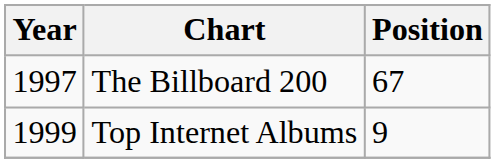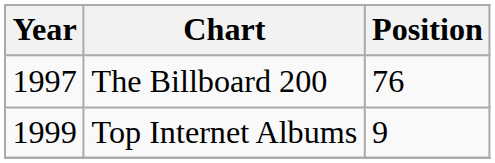(388, 81) 67 -> (388, 81) 76
